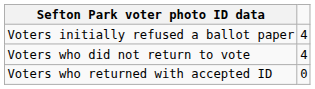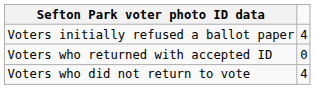rows swapped: (140, 74) <-> (129, 54)
